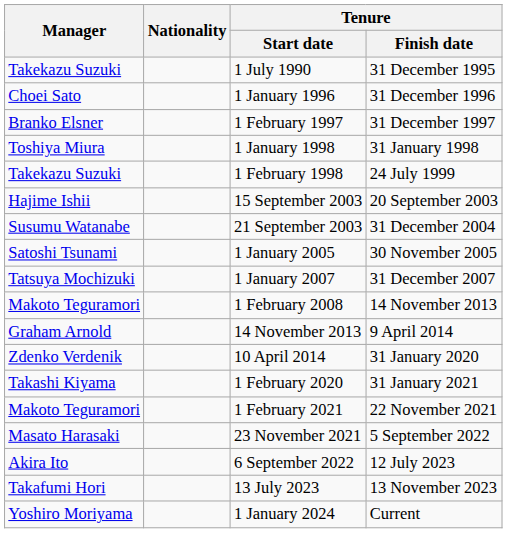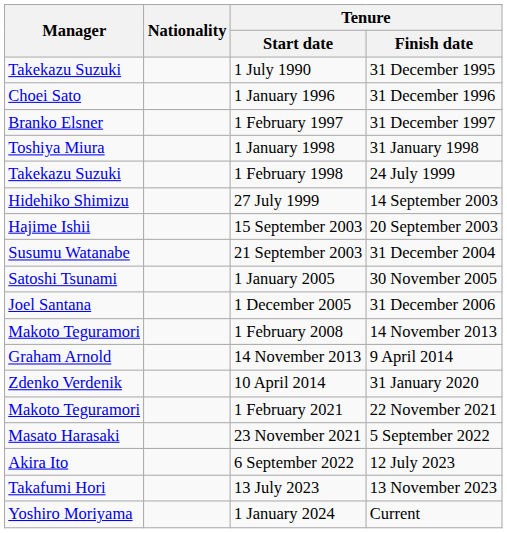+ row: (277, 200)
+ row: (293, 305)
- row: (284, 278)
- row: (288, 383)
